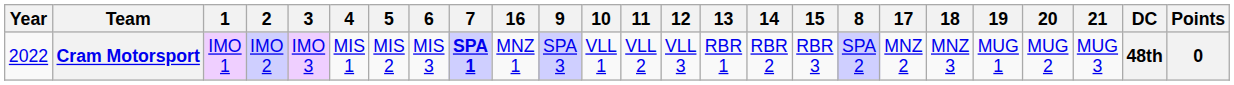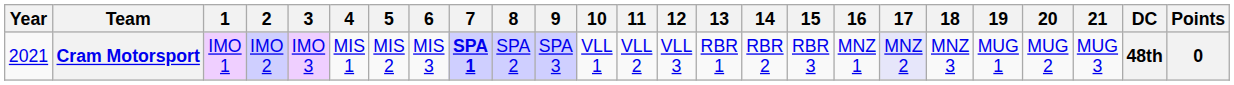columns swapped: (859, 18) <-> (515, 18)
(28, 56) 2022 -> (28, 56) 2021
(903, 56) no background -> (903, 56) lavender background
